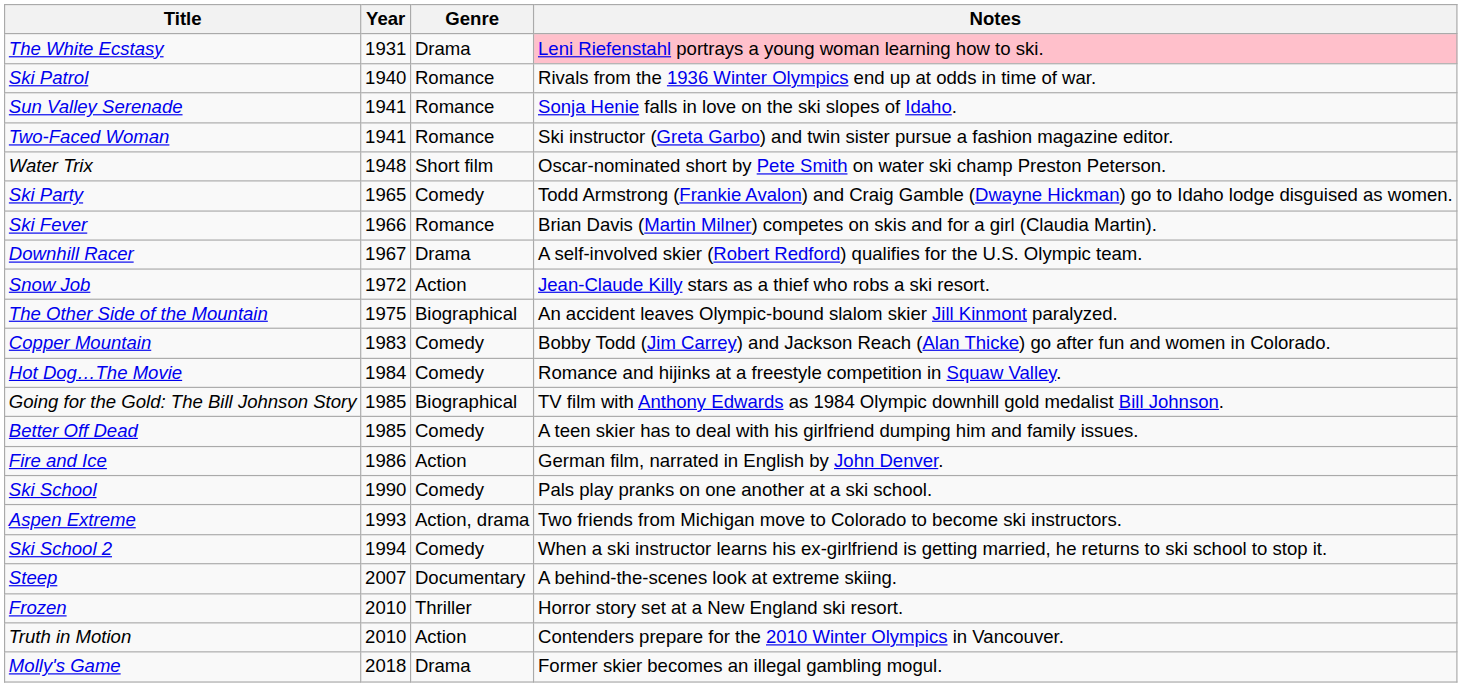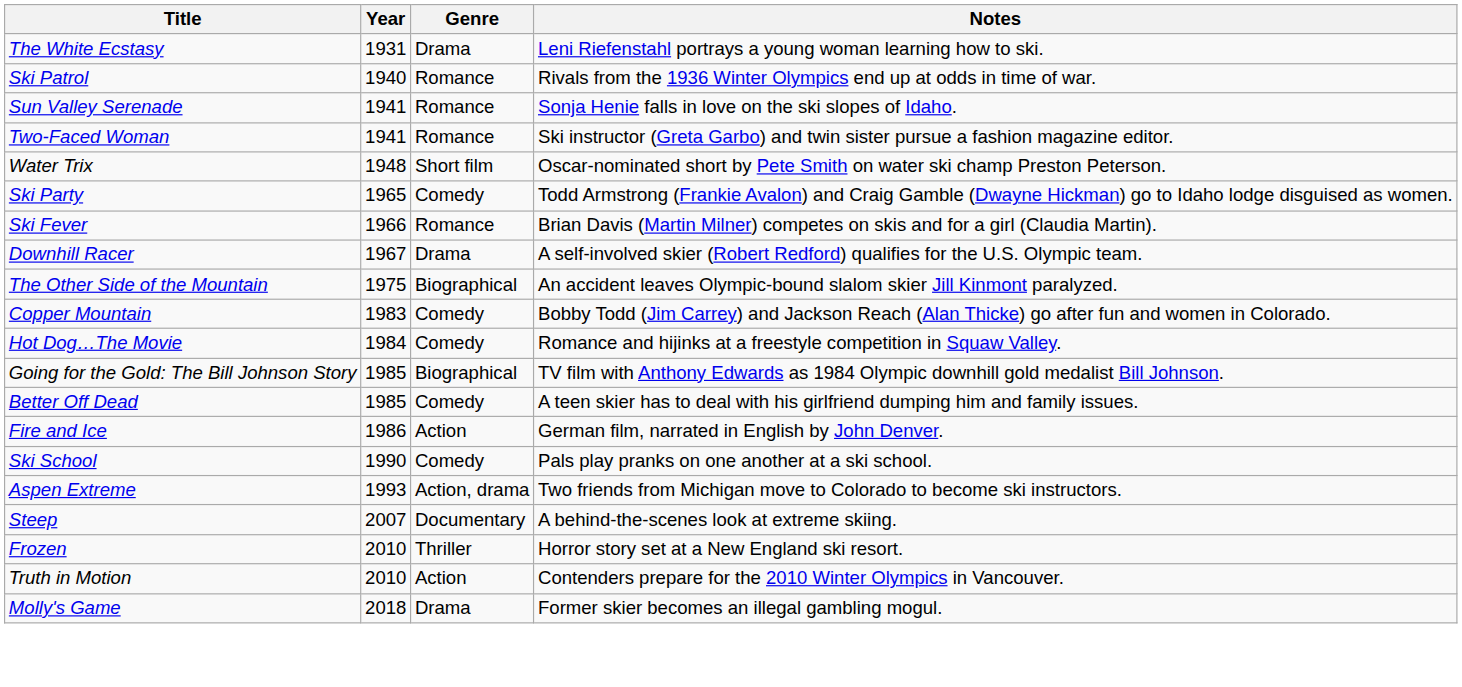(791, 48) pink background -> (791, 48) no background
- row: (50, 284)
- row: (60, 549)
